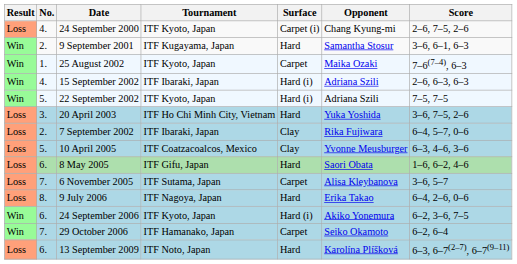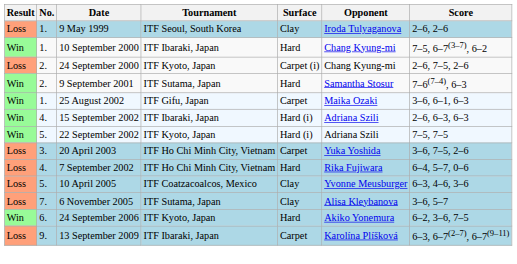+ row: (84, 28)
+ row: (99, 46)
(43, 28) 4. -> (43, 64) 2.
(189, 45) ITF Kugayama, Japan -> (182, 82) ITF Sutama, Japan
(440, 45) 3–6, 6–1, 6–3 -> (439, 82) 7–6(7–4), 6–3
(180, 63) ITF Kyoto, Japan -> (176, 100) ITF Gifu, Japan
(439, 63) 7–6(7–4), 6–3 -> (440, 100) 3–6, 6–1, 6–3
(290, 114) Hard -> (294, 150) Carpet
(43, 131) 2. -> (43, 167) 4.
(181, 131) ITF Ibaraki, Japan -> (209, 167) ITF Ho Chi Minh City, Vietnam
(290, 131) Clay -> (290, 167) Hard
- row: (84, 164)
(294, 181) Carpet -> (290, 200) Clay
- row: (83, 197)
(296, 214) Hard (i) -> (290, 217) Hard
- row: (94, 231)
(43, 249) 6. -> (43, 235) 9.
(177, 249) ITF Noto, Japan -> (181, 235) ITF Ibaraki, Japan
(290, 249) Hard -> (294, 235) Carpet
